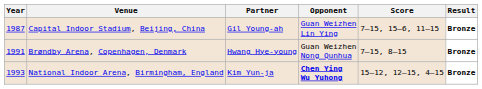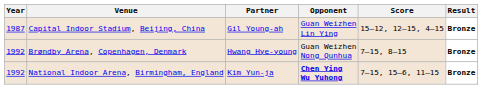(400, 28) 7–15, 15–6, 11–15 -> (402, 28) 15–12, 12–15, 4–15
(15, 50) 1991 -> (15, 50) 1992
(15, 73) 1993 -> (15, 73) 1992
(402, 73) 15–12, 12–15, 4–15 -> (400, 73) 7–15, 15–6, 11–15
